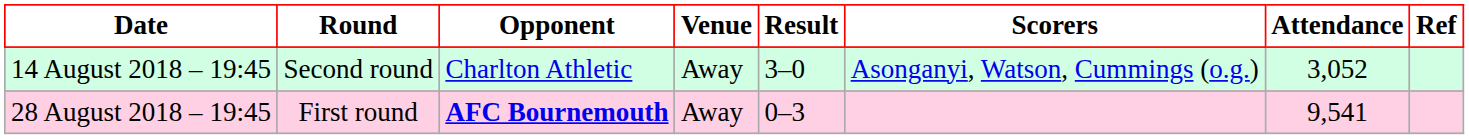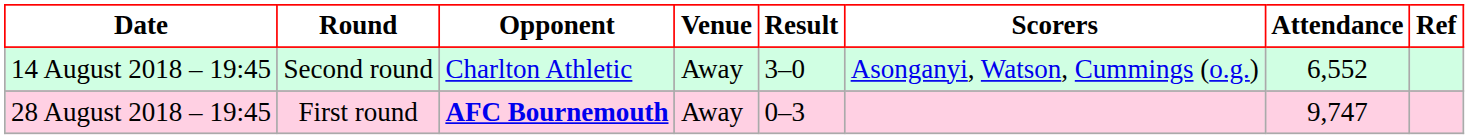(1337, 68) 3,052 -> (1337, 68) 6,552
(1337, 111) 9,541 -> (1337, 111) 9,747
